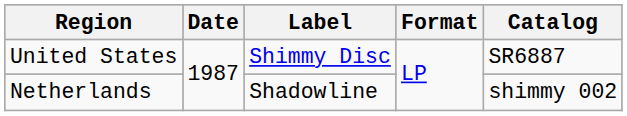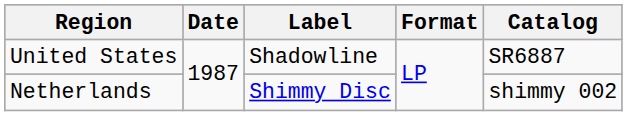(320, 57) Shimmy Disc -> (314, 57) Shadowline
(314, 92) Shadowline -> (320, 92) Shimmy Disc
